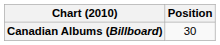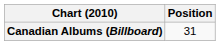(190, 31) 30 -> (190, 31) 31
